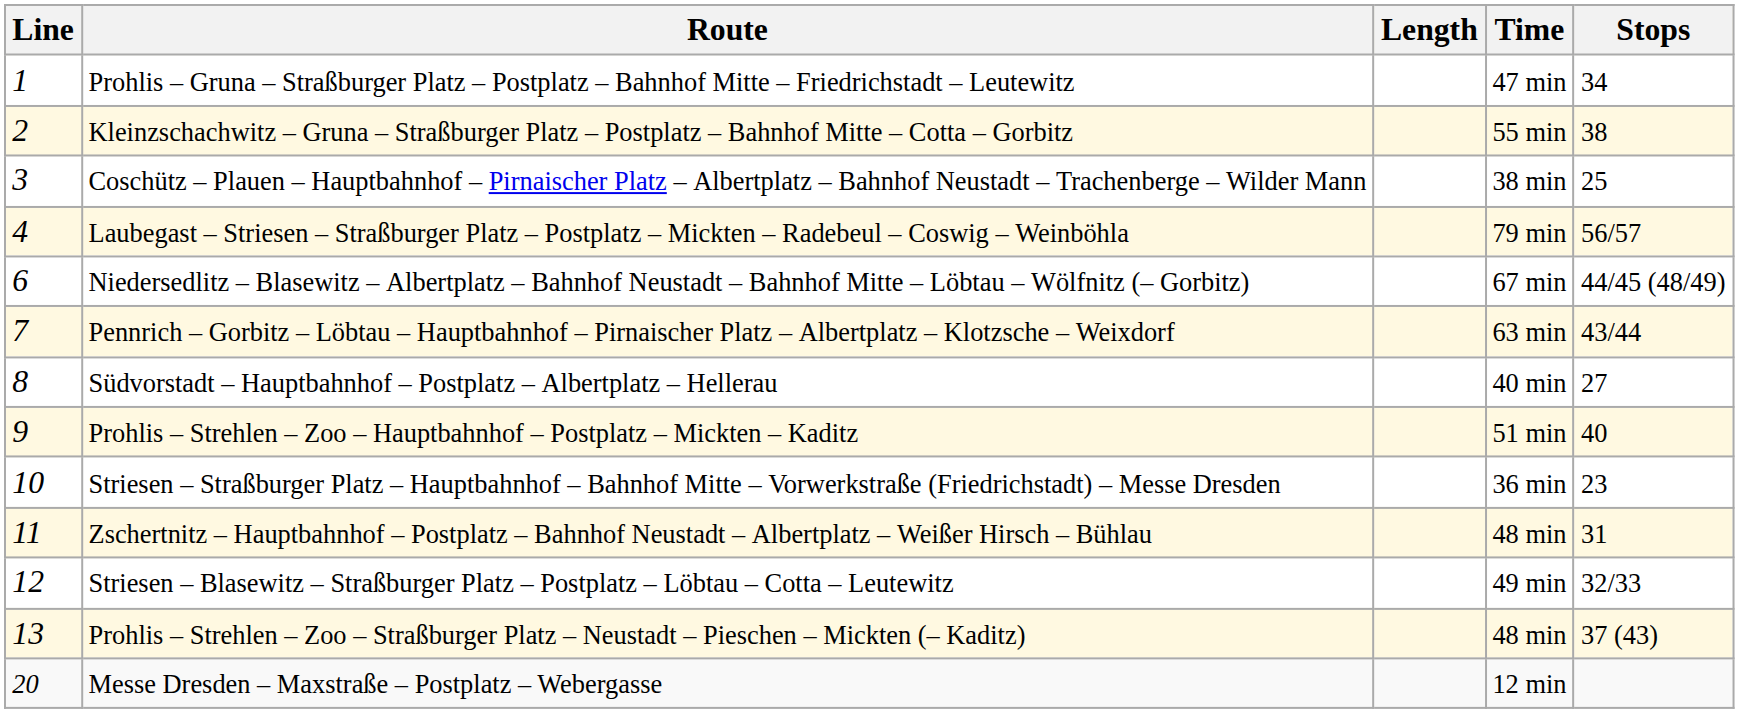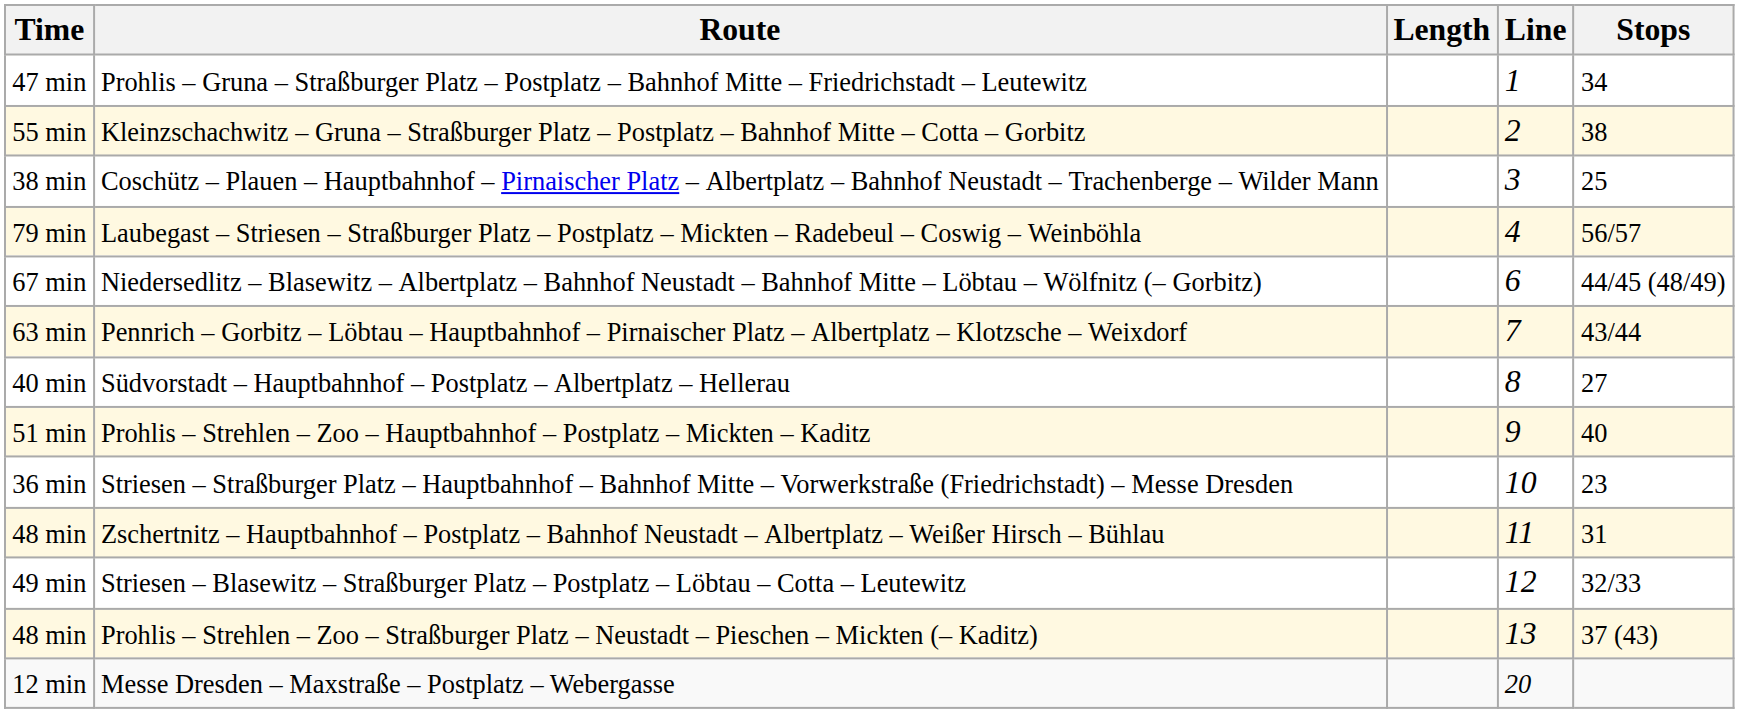columns swapped: (43, 29) <-> (1529, 29)
